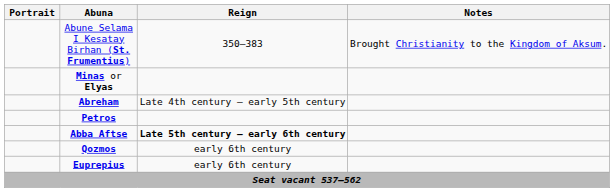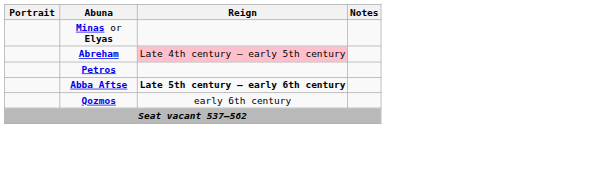- row: (99, 44)
(243, 102) no background -> (243, 54) pink background
- row: (99, 164)
